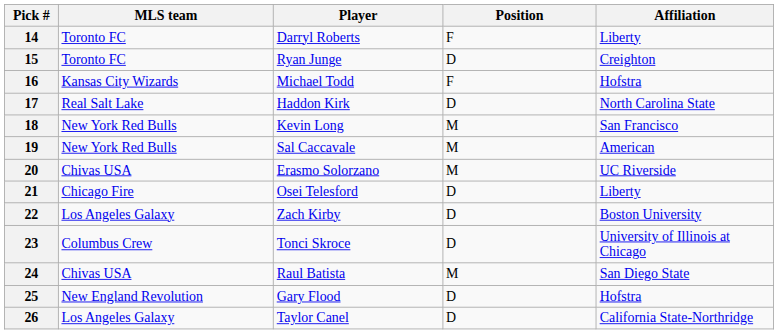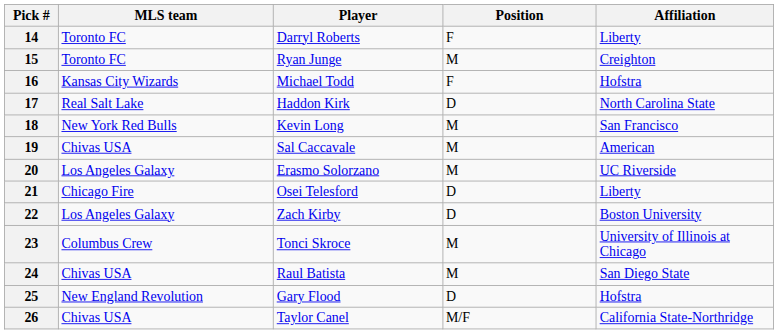(451, 59) D -> (452, 59) M
(119, 147) New York Red Bulls -> (96, 147) Chivas USA
(96, 170) Chivas USA -> (118, 170) Los Angeles Galaxy
(451, 244) D -> (452, 244) M
(118, 318) Los Angeles Galaxy -> (96, 318) Chivas USA
(451, 318) D -> (458, 318) M/F
